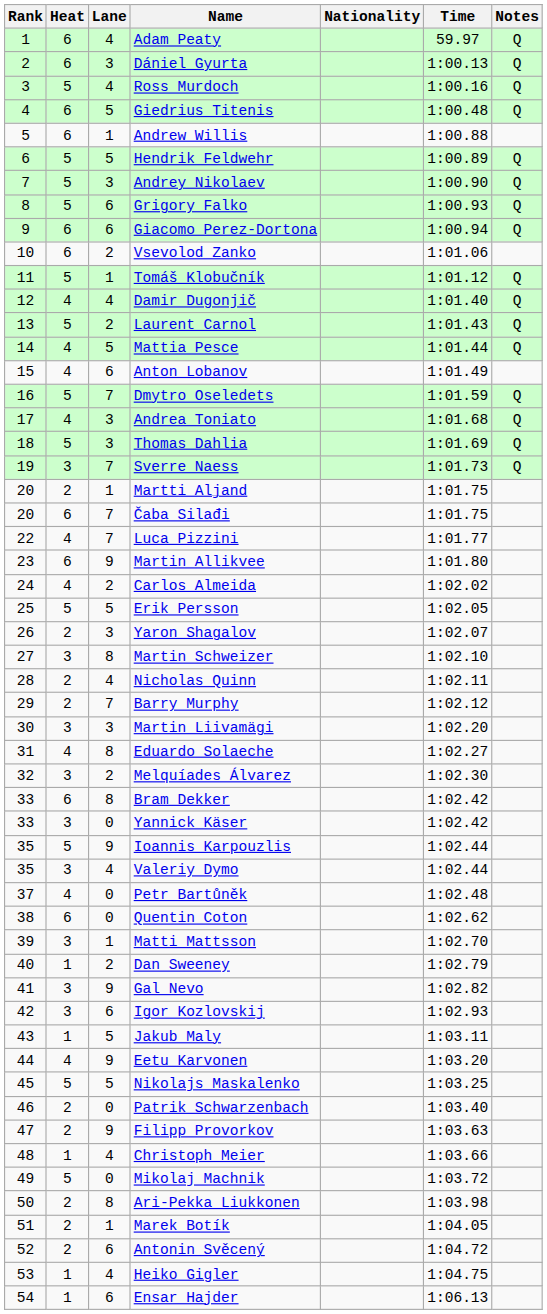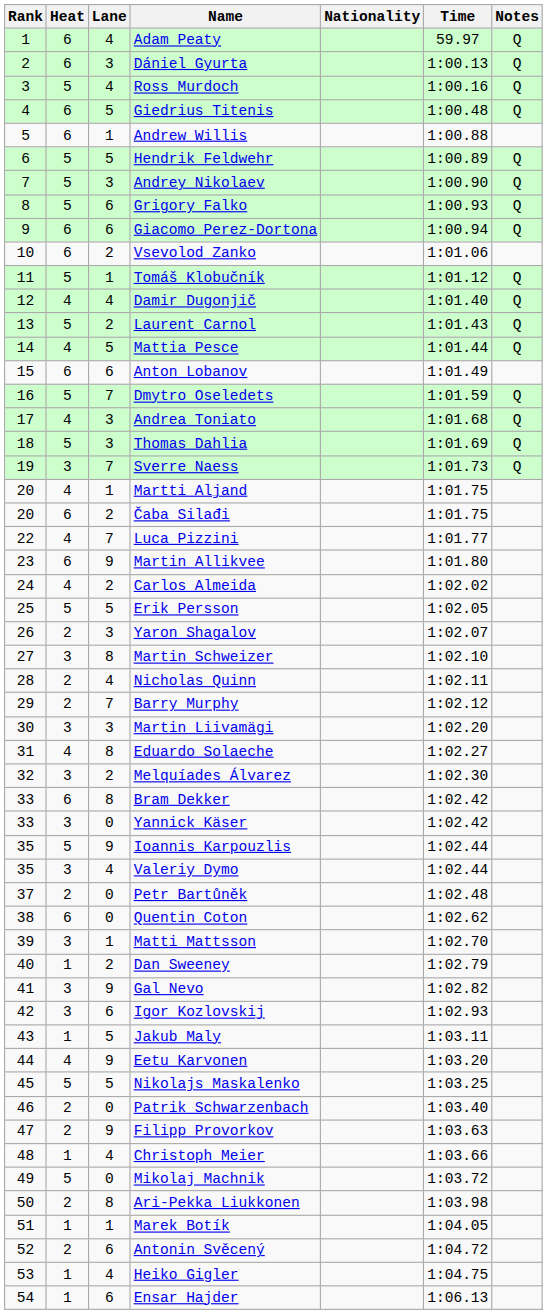(67, 372) 4 -> (67, 372) 6
(67, 491) 2 -> (67, 491) 4
(109, 515) 7 -> (109, 515) 2
(67, 894) 4 -> (67, 894) 2
(67, 1227) 2 -> (67, 1227) 1
